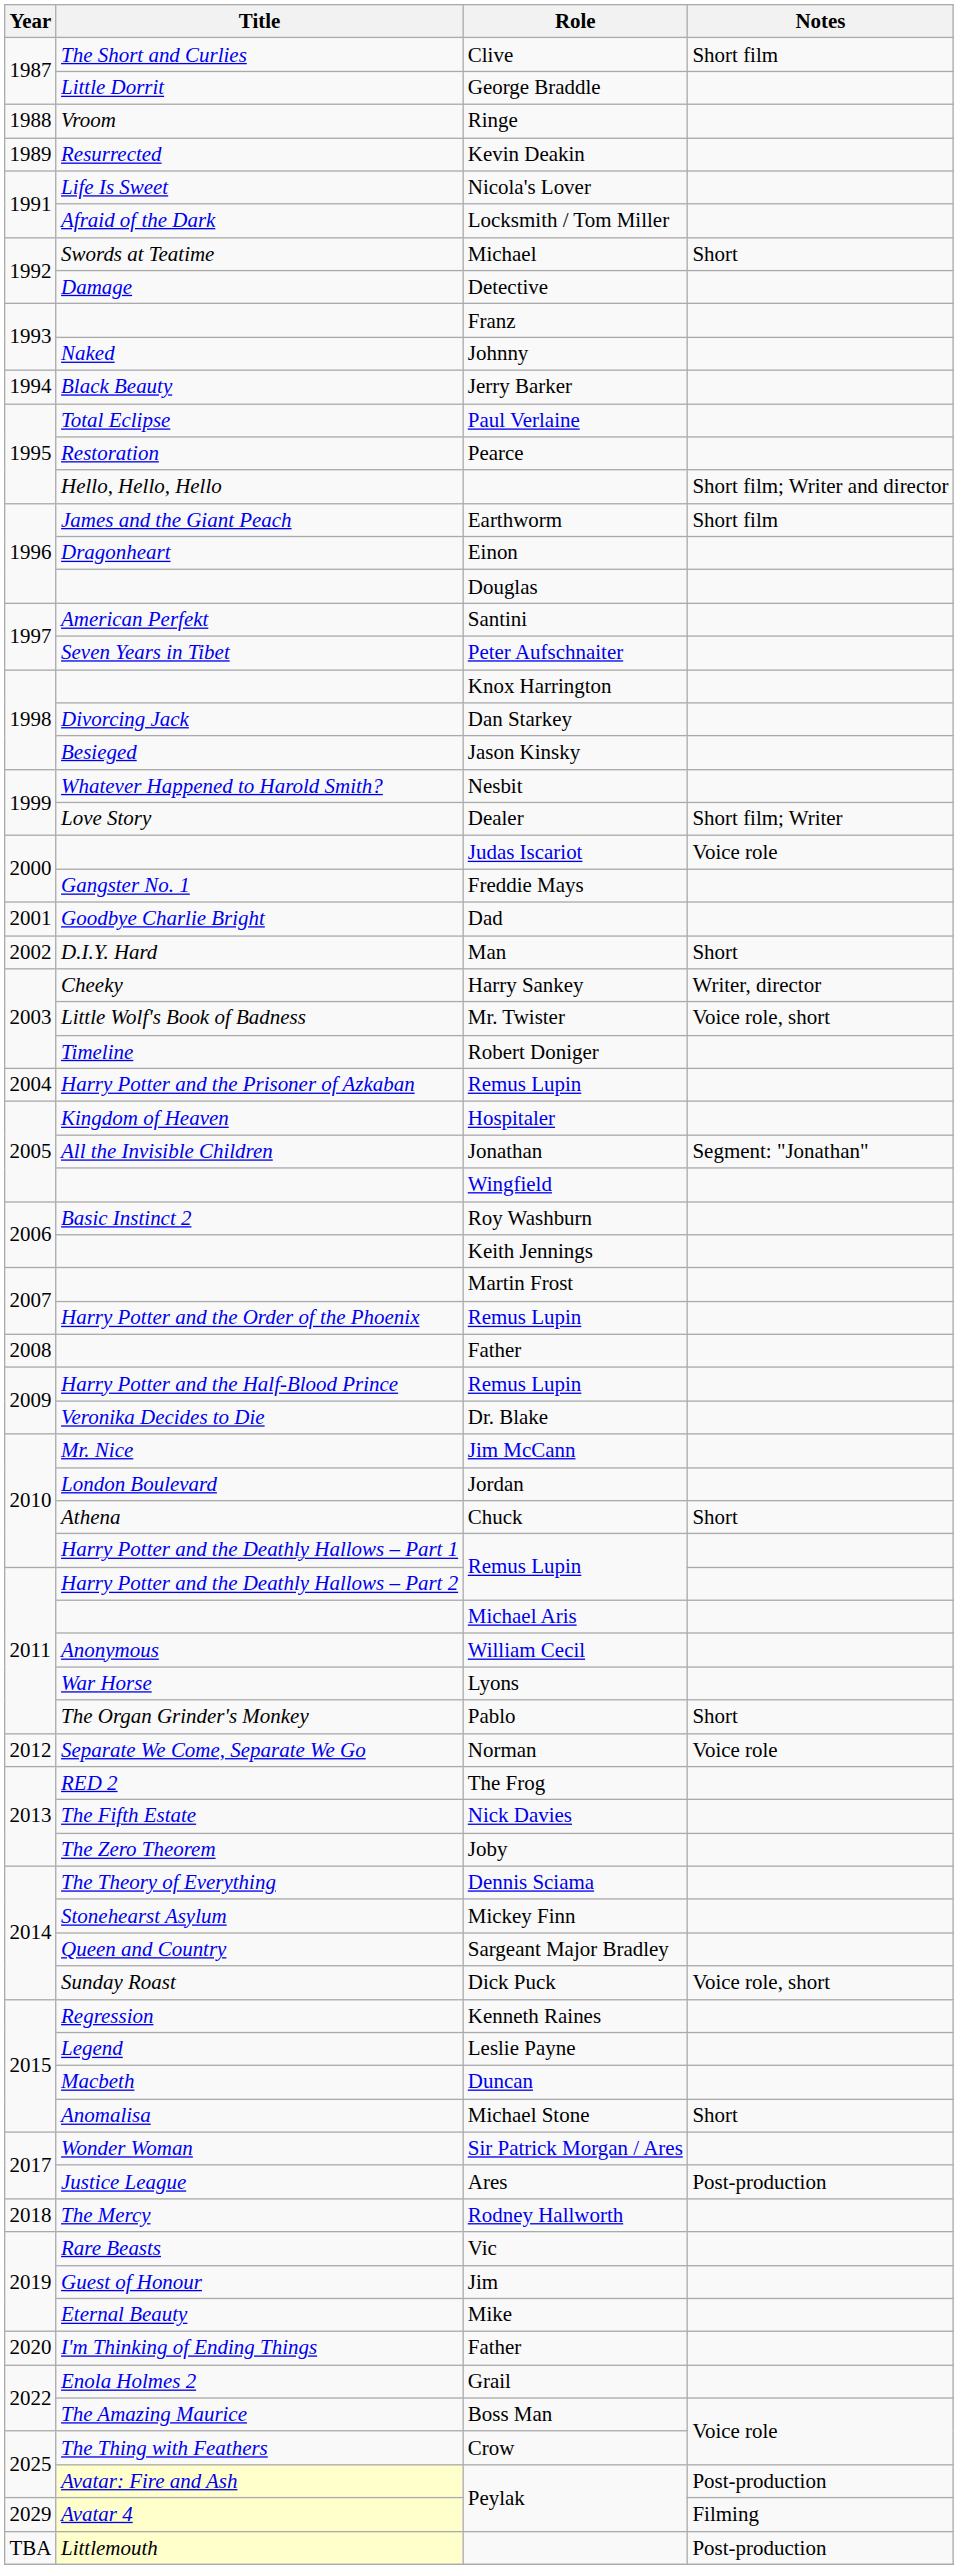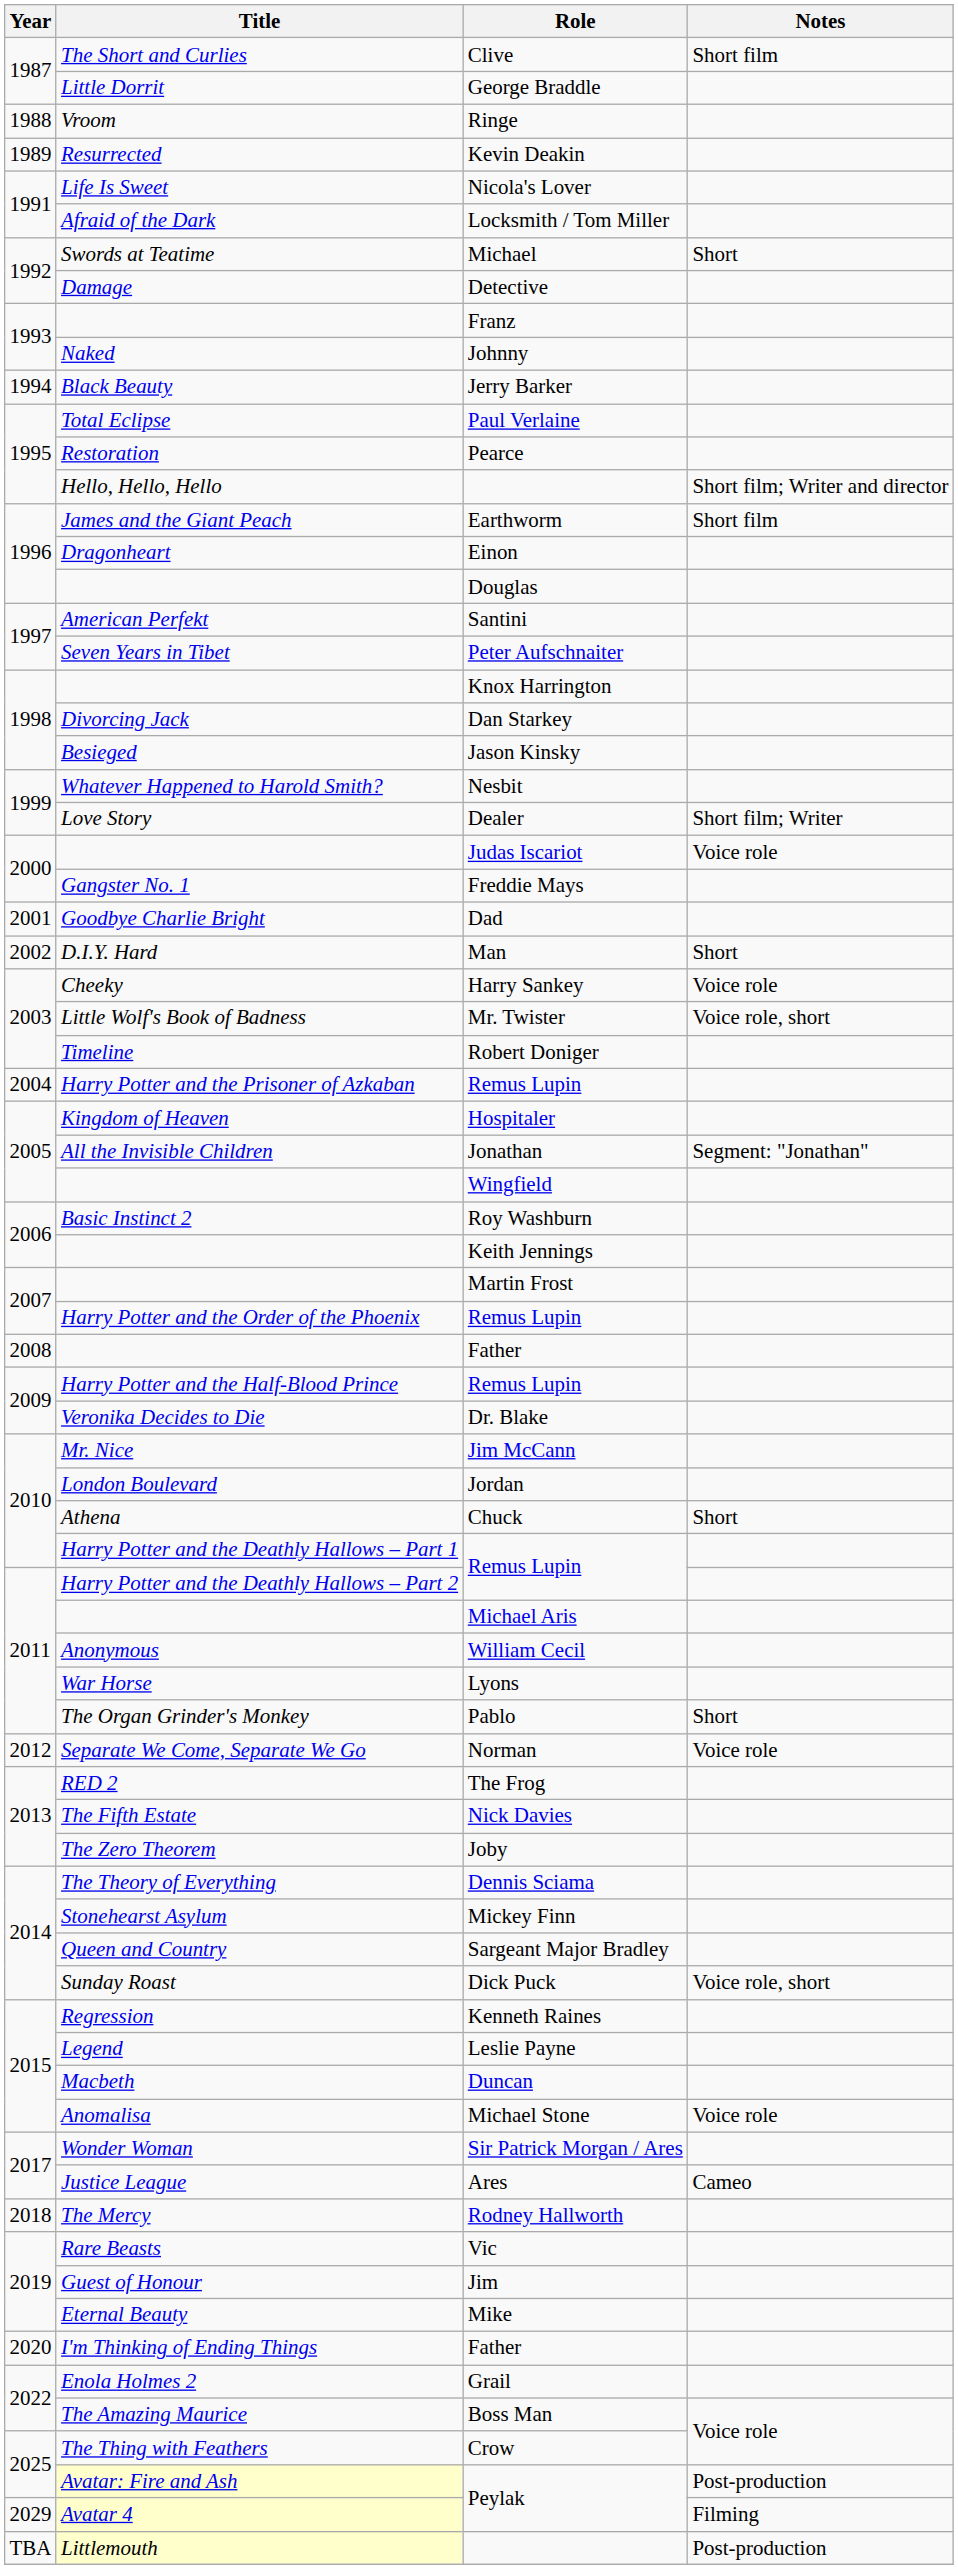(757, 985) Writer, director -> (735, 985) Voice role
(715, 2115) Short -> (735, 2115) Voice role
(759, 2181) Post-production -> (722, 2181) Cameo
